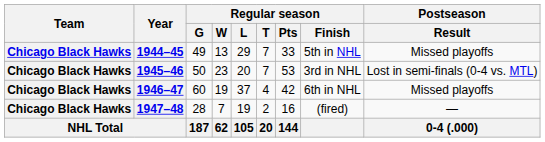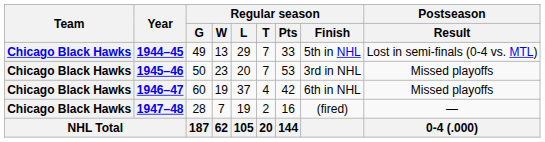(452, 52) Missed playoffs -> (452, 52) Lost in semi-finals (0-4 vs. MTL)
(452, 71) Lost in semi-finals (0-4 vs. MTL) -> (452, 71) Missed playoffs
